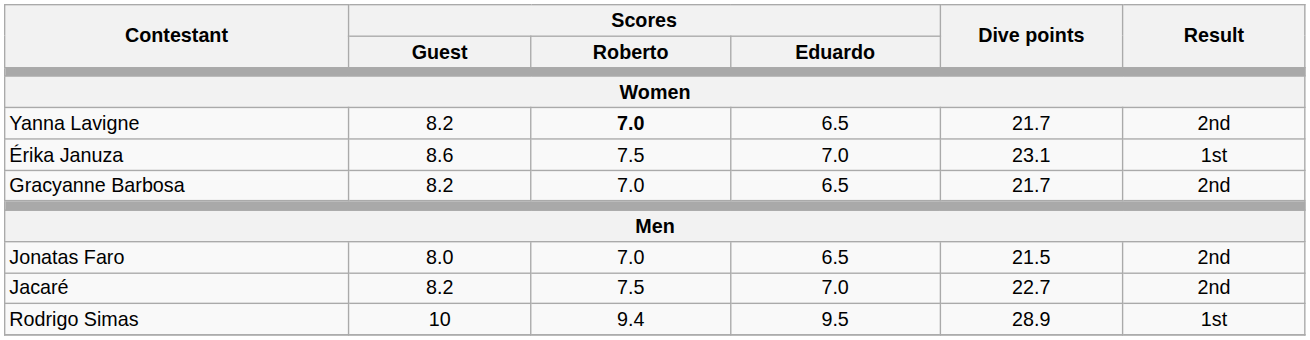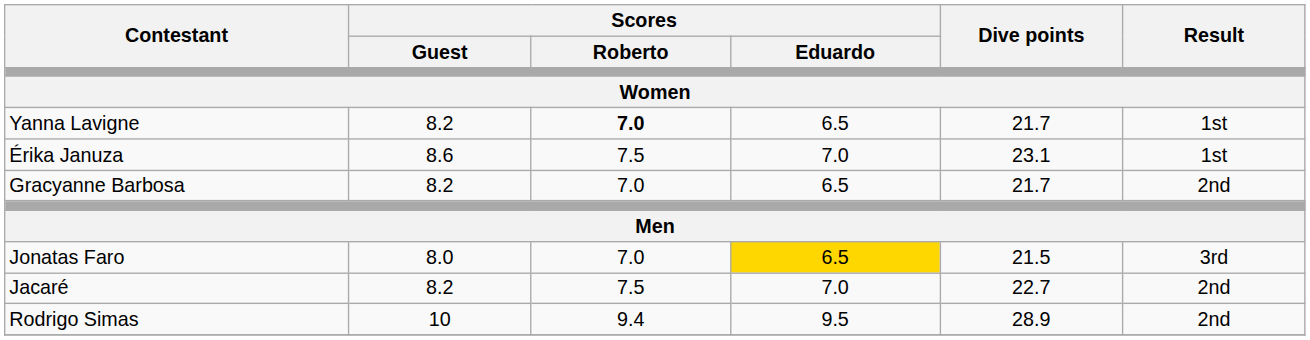(1214, 123) 2nd -> (1214, 123) 1st
(835, 257) no background -> (835, 257) gold background
(1214, 257) 2nd -> (1214, 257) 3rd
(1214, 320) 1st -> (1214, 320) 2nd
